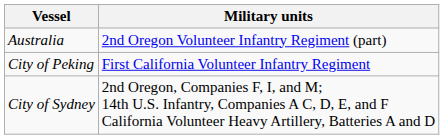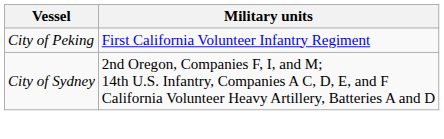- row: (36, 40)
